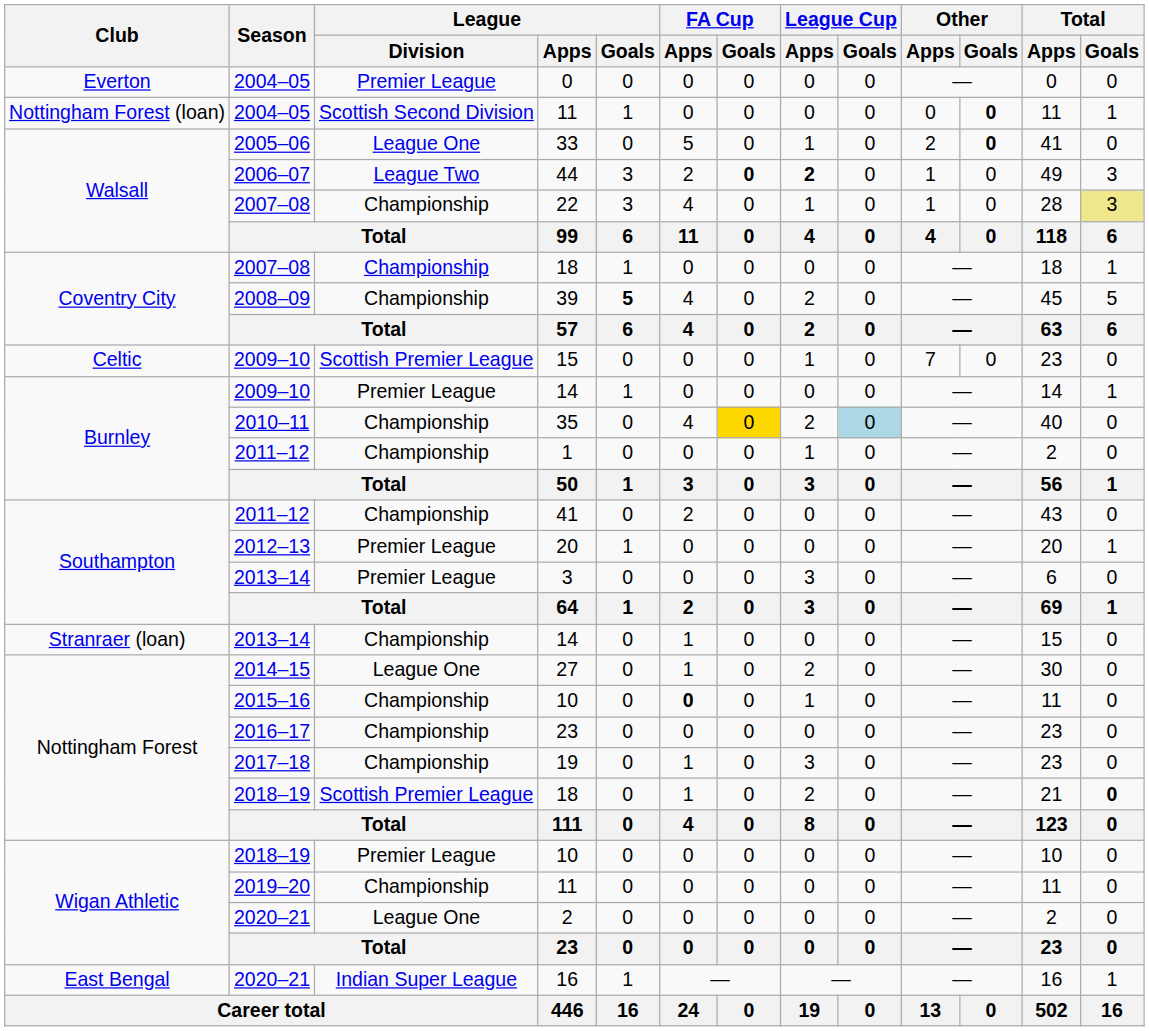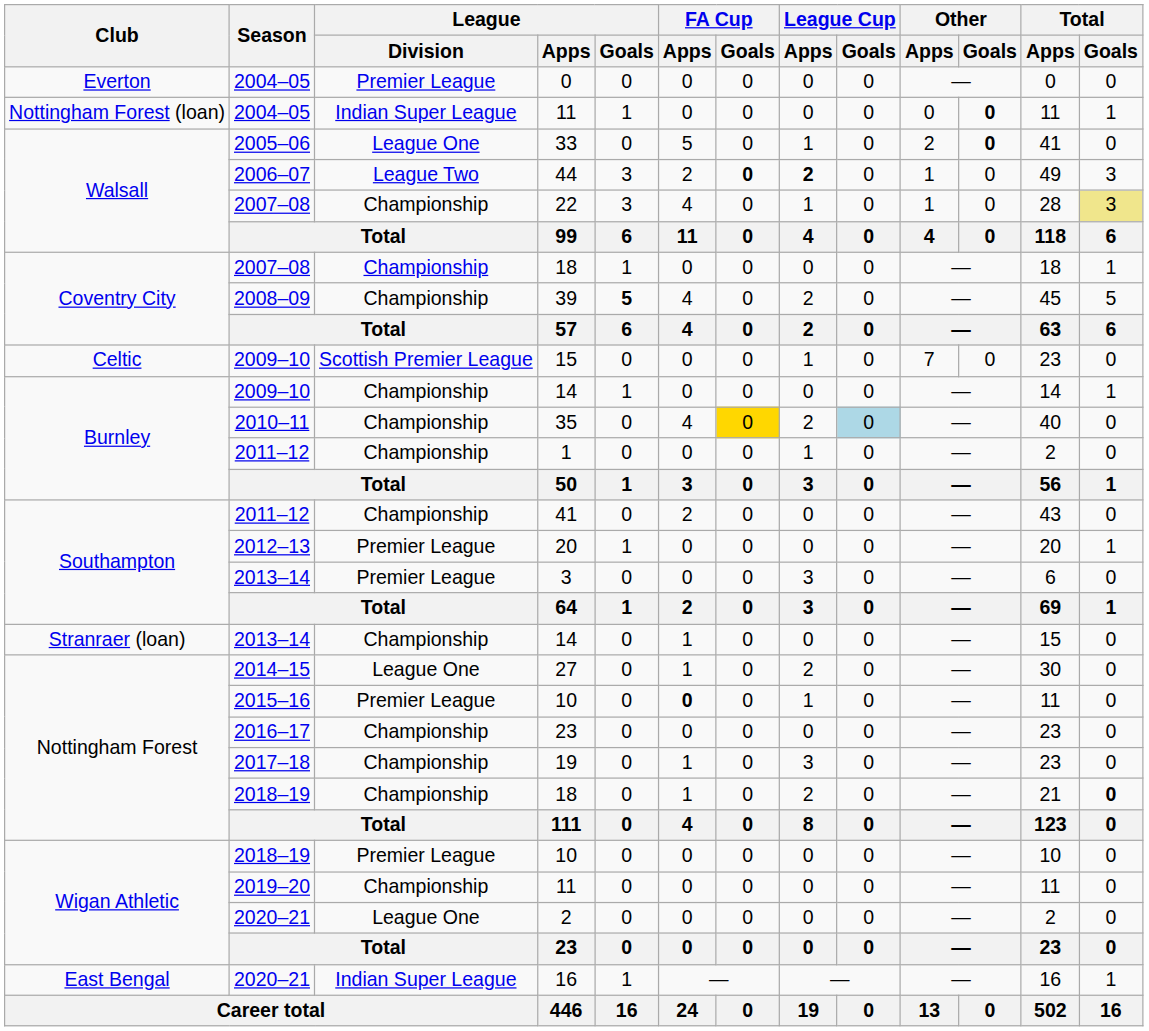(426, 112) Scottish Second Division -> (426, 112) Indian Super League
(426, 391) Premier League -> (426, 391) Championship
(426, 701) Championship -> (426, 701) Premier League
(426, 793) Scottish Premier League -> (426, 793) Championship
